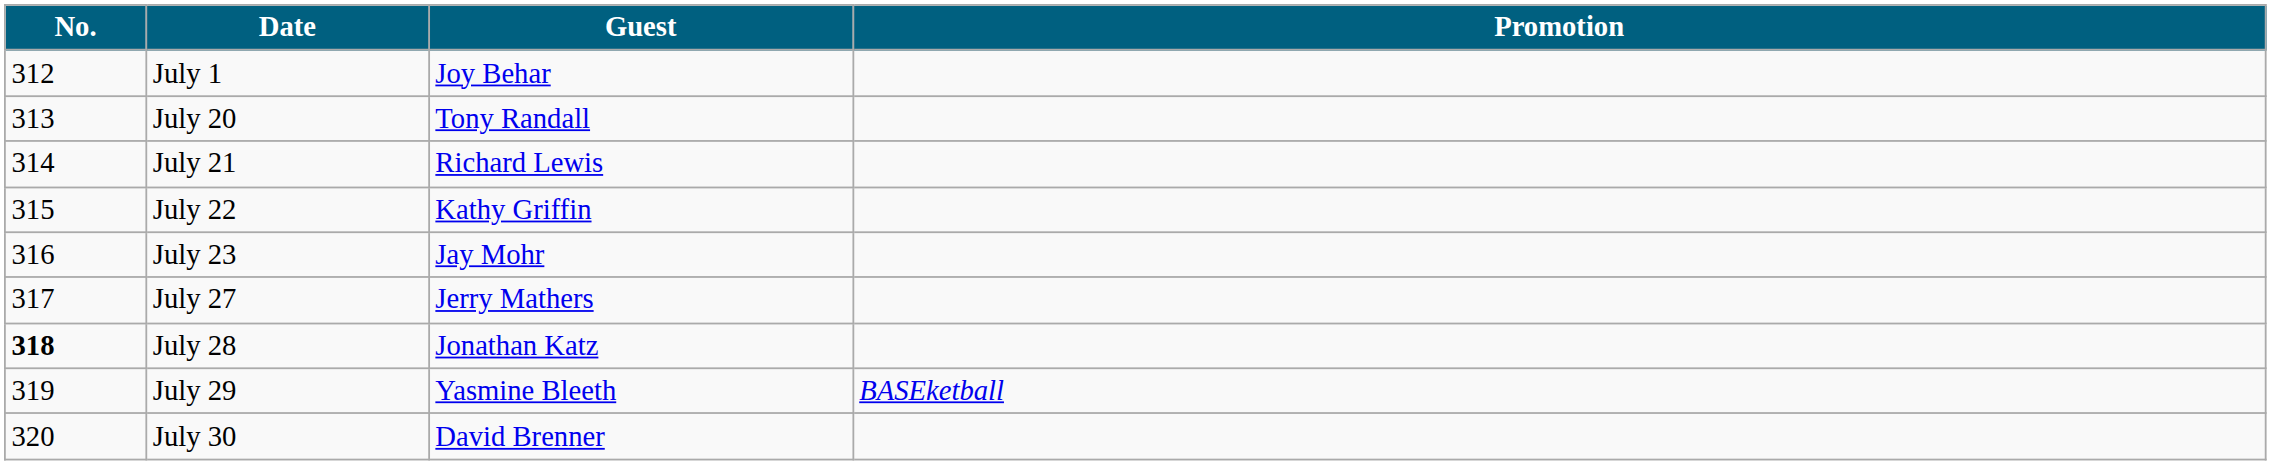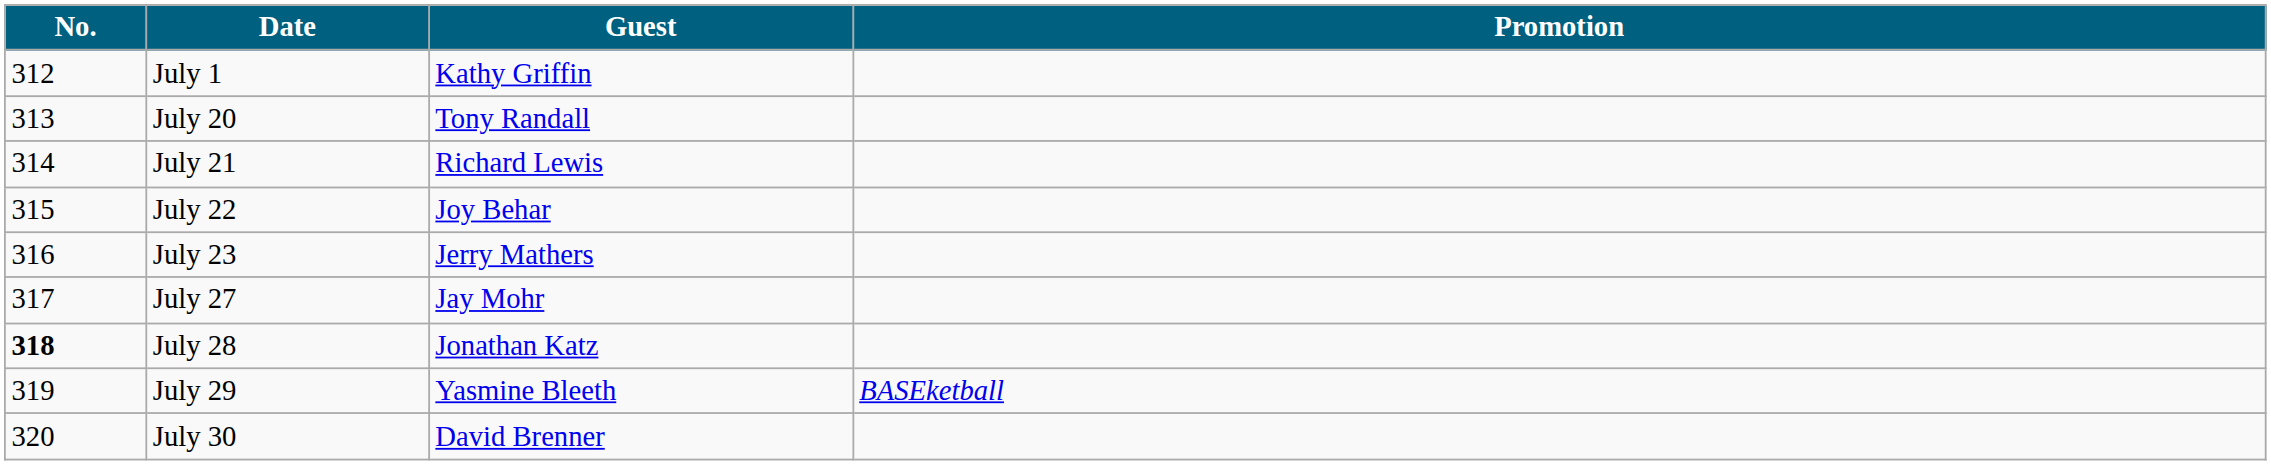(493, 72) Joy Behar -> (513, 72) Kathy Griffin
(513, 208) Kathy Griffin -> (493, 208) Joy Behar
(490, 254) Jay Mohr -> (514, 254) Jerry Mathers
(514, 299) Jerry Mathers -> (490, 299) Jay Mohr
